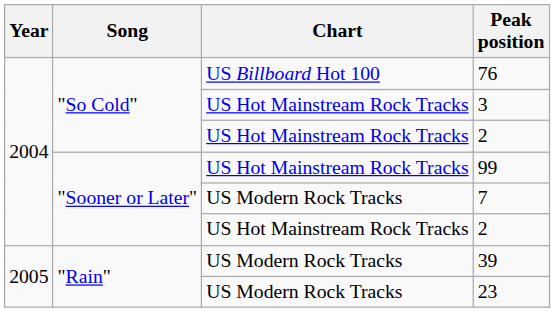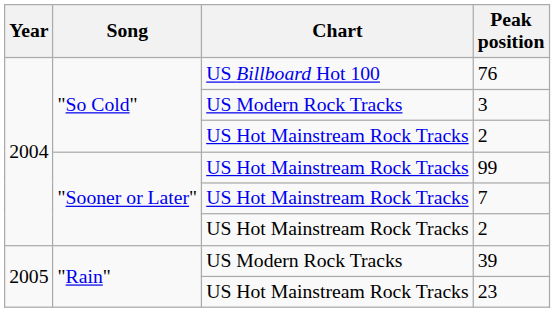(337, 104) US Hot Mainstream Rock Tracks -> (304, 104) US Modern Rock Tracks
(304, 198) US Modern Rock Tracks -> (337, 198) US Hot Mainstream Rock Tracks
(304, 291) US Modern Rock Tracks -> (337, 291) US Hot Mainstream Rock Tracks
